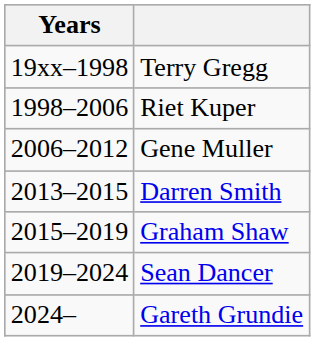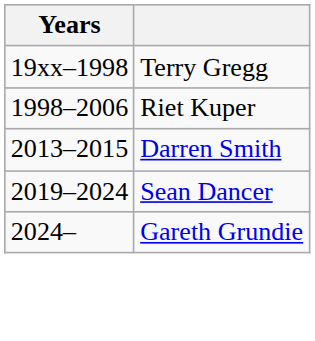- row: (206, 149)
- row: (214, 231)
